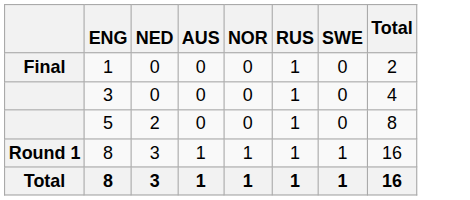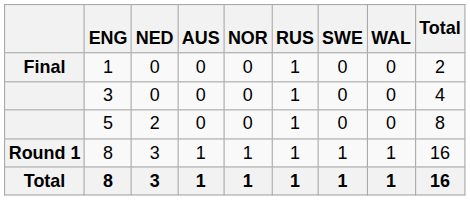+ column: (391, 38)
